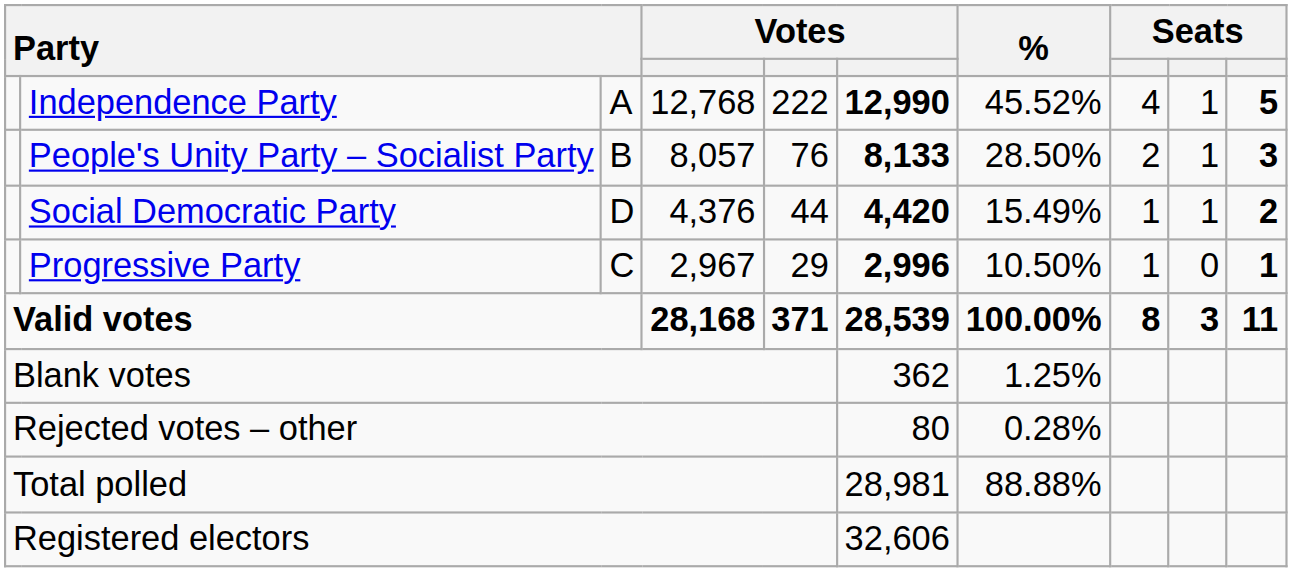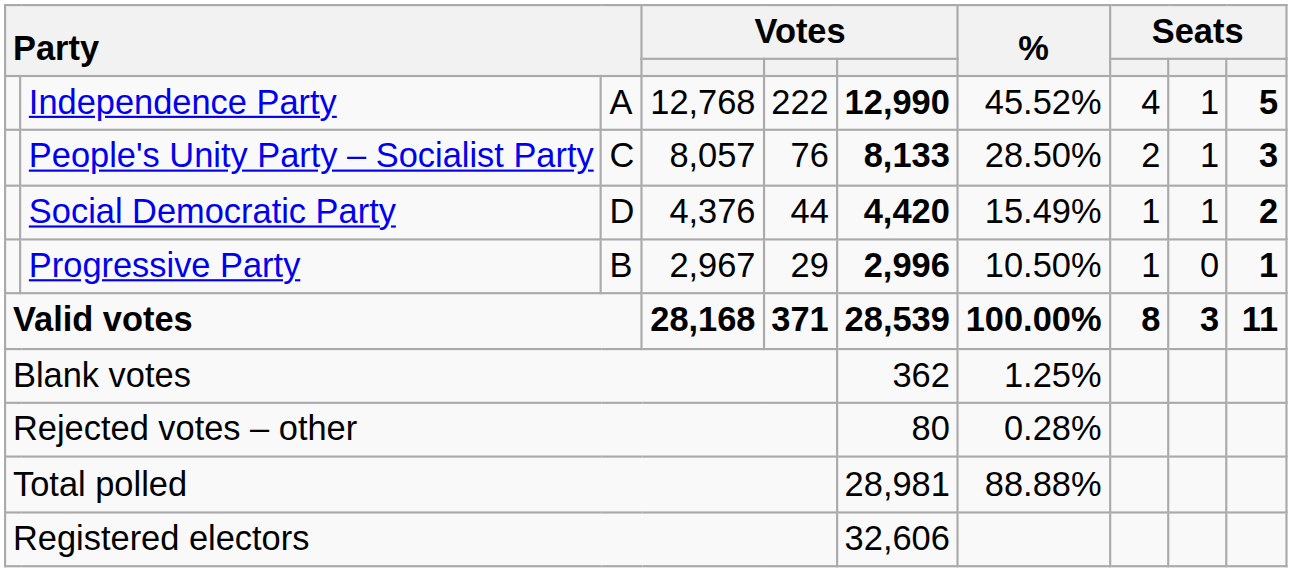(621, 156) B -> (622, 156) C
(622, 265) C -> (621, 265) B
